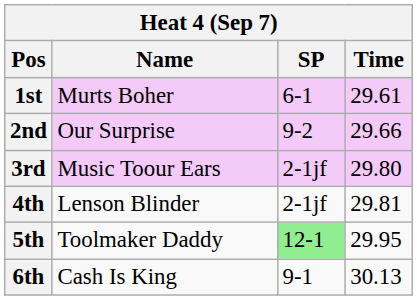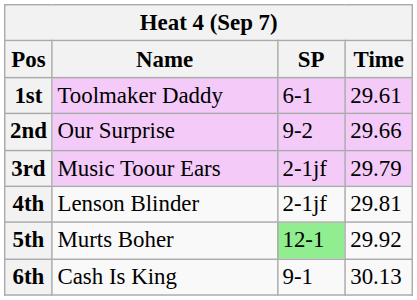(116, 95) Murts Boher -> (140, 95) Toolmaker Daddy
(376, 167) 29.80 -> (376, 167) 29.79
(140, 240) Toolmaker Daddy -> (116, 240) Murts Boher
(376, 240) 29.95 -> (376, 240) 29.92
